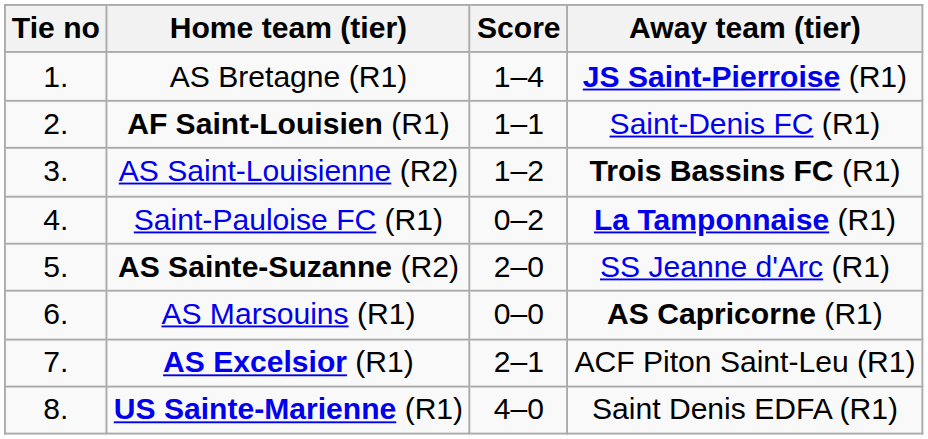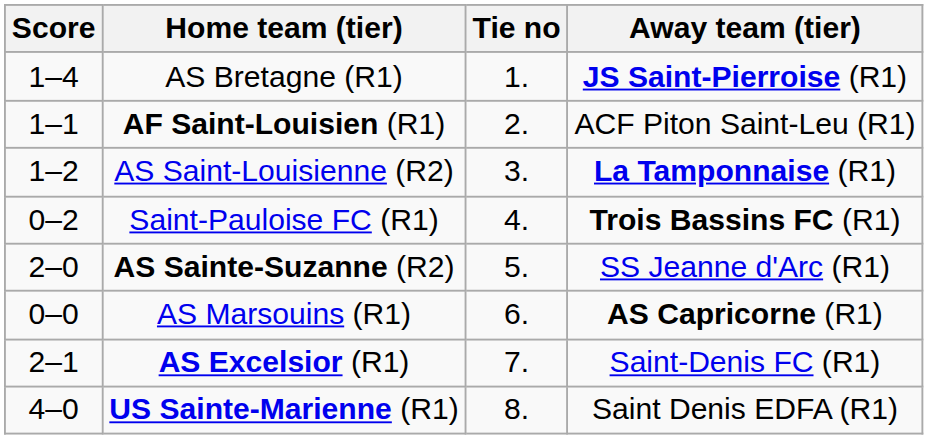columns swapped: (56, 28) <-> (519, 28)
(745, 123) Saint-Denis FC (R1) -> (745, 123) ACF Piton Saint-Leu (R1)
(745, 171) Trois Bassins FC (R1) -> (745, 171) La Tamponnaise (R1)
(745, 219) La Tamponnaise (R1) -> (745, 219) Trois Bassins FC (R1)
(745, 362) ACF Piton Saint-Leu (R1) -> (745, 362) Saint-Denis FC (R1)
